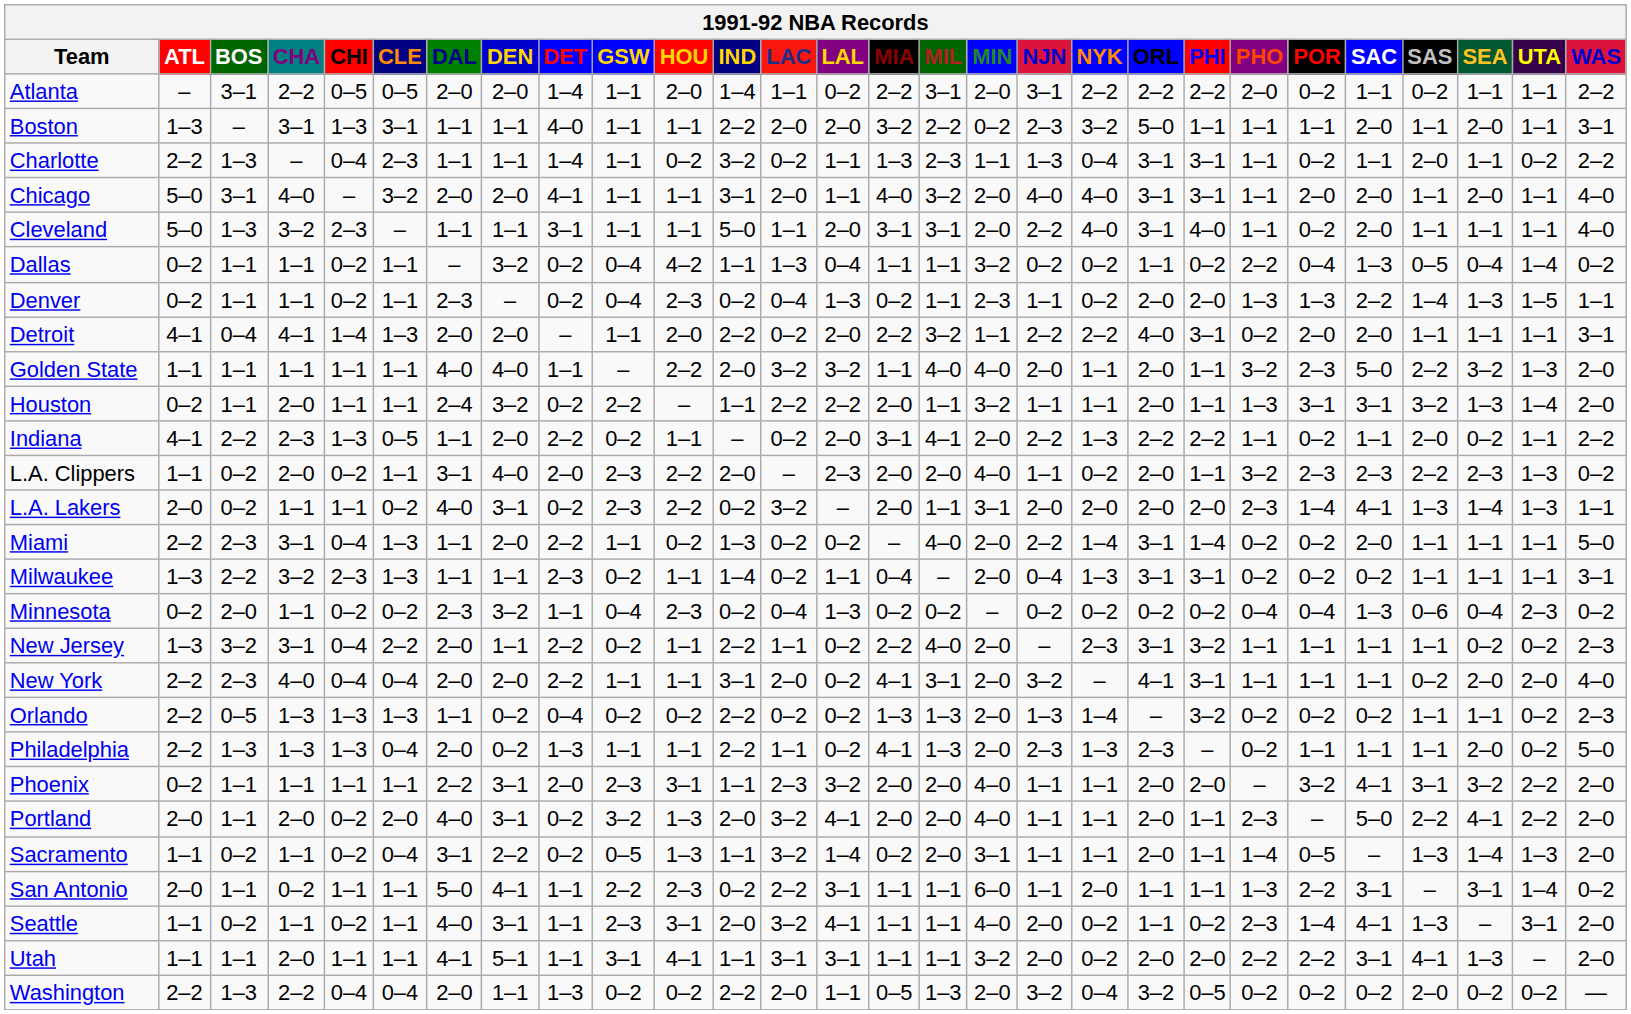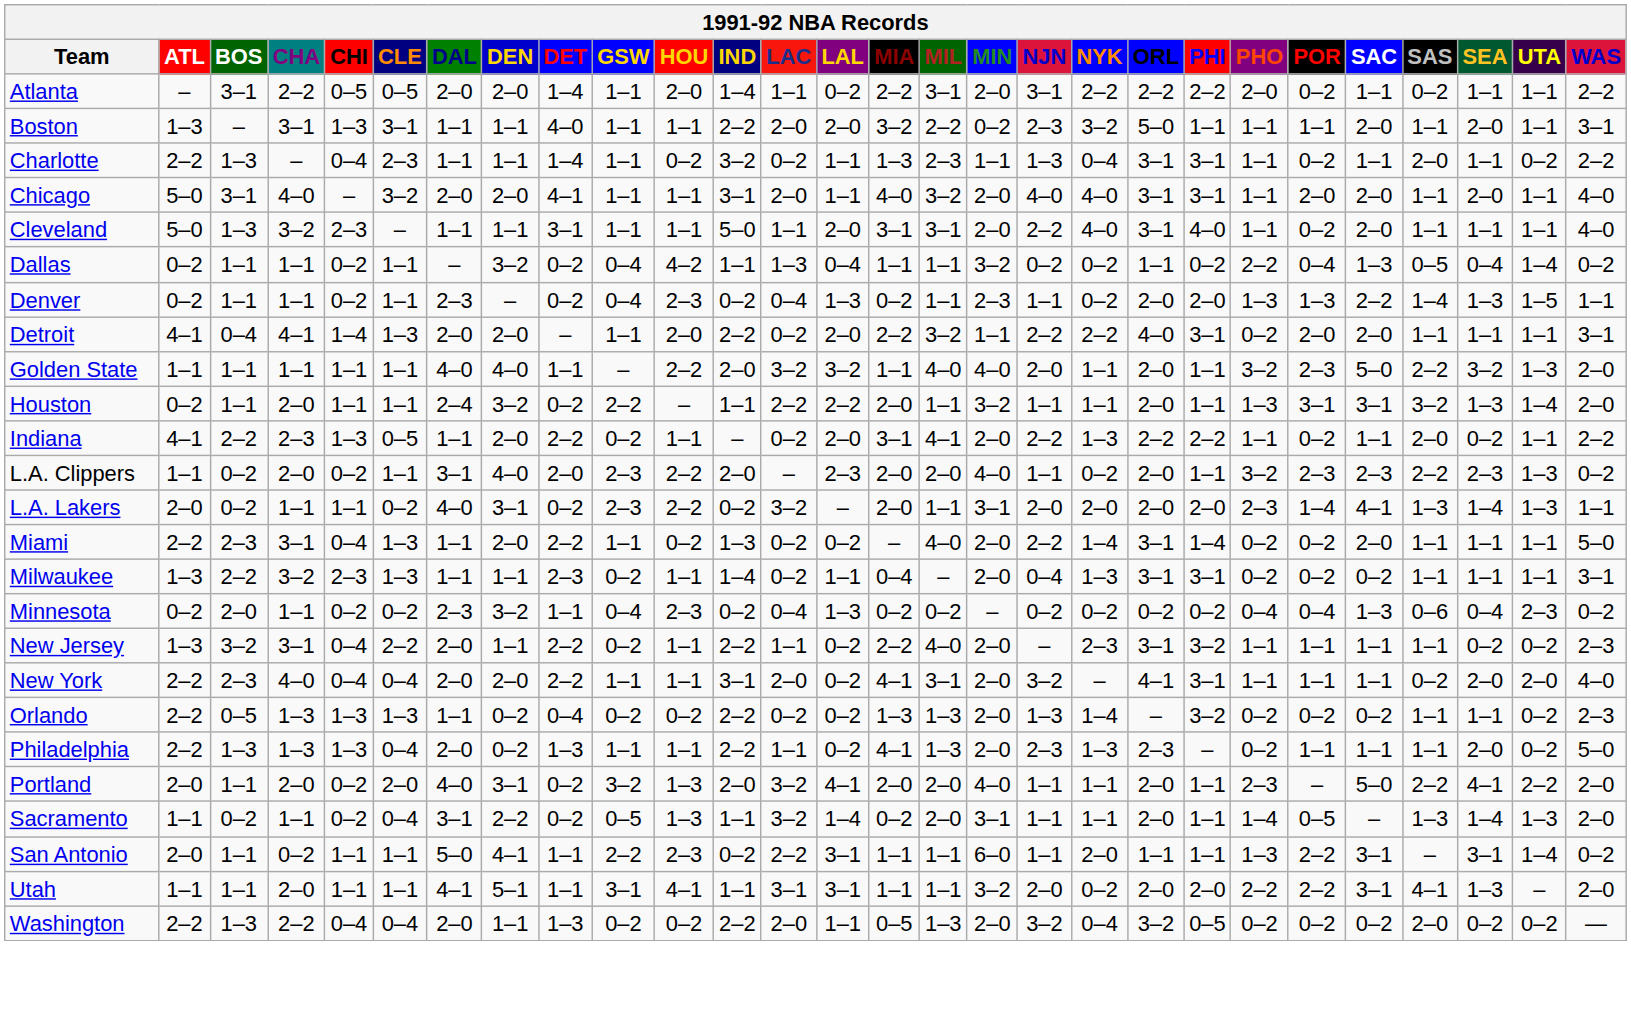- row: (49, 785)
- row: (44, 923)
